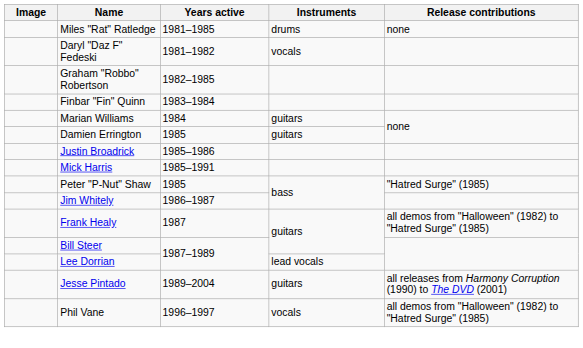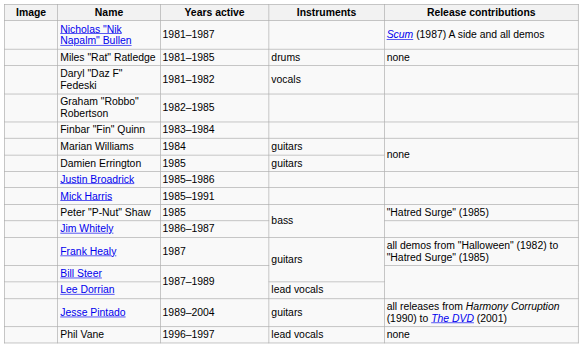+ row: (96, 35)
(286, 312) vocals -> (297, 335) lead vocals
(472, 312) all demos from "Halloween" (1982) to "Hatred Surge" (1985) -> (398, 335) none
